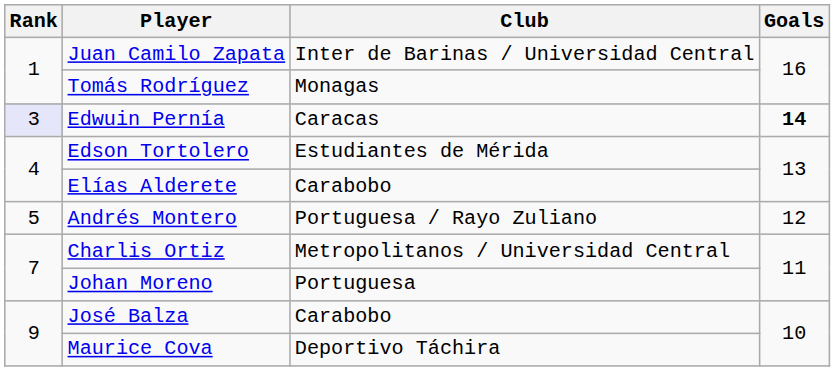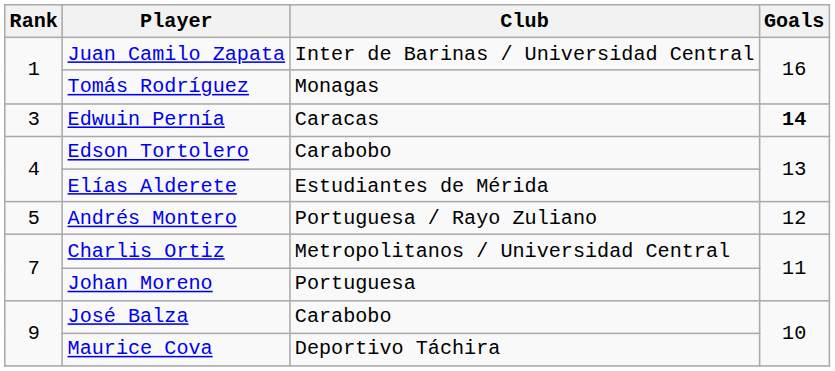(34, 120) lavender background -> (34, 120) no background
(422, 153) Estudiantes de Mérida -> (343, 153) Carabobo
(343, 185) Carabobo -> (422, 185) Estudiantes de Mérida
